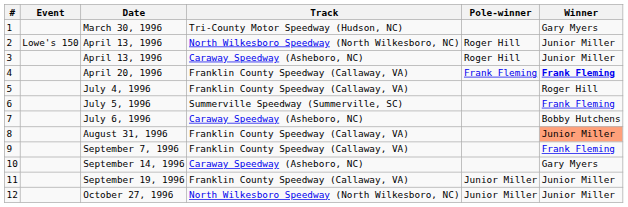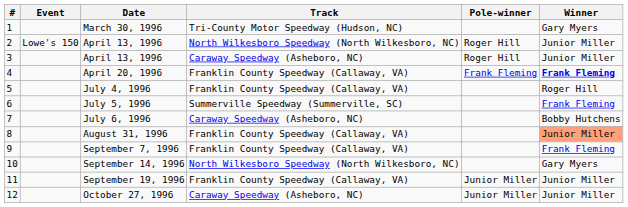(276, 165) Caraway Speedway (Asheboro, NC) -> (324, 165) North Wilkesboro Speedway (North Wilkesboro, NC)
(324, 195) North Wilkesboro Speedway (North Wilkesboro, NC) -> (276, 195) Caraway Speedway (Asheboro, NC)
